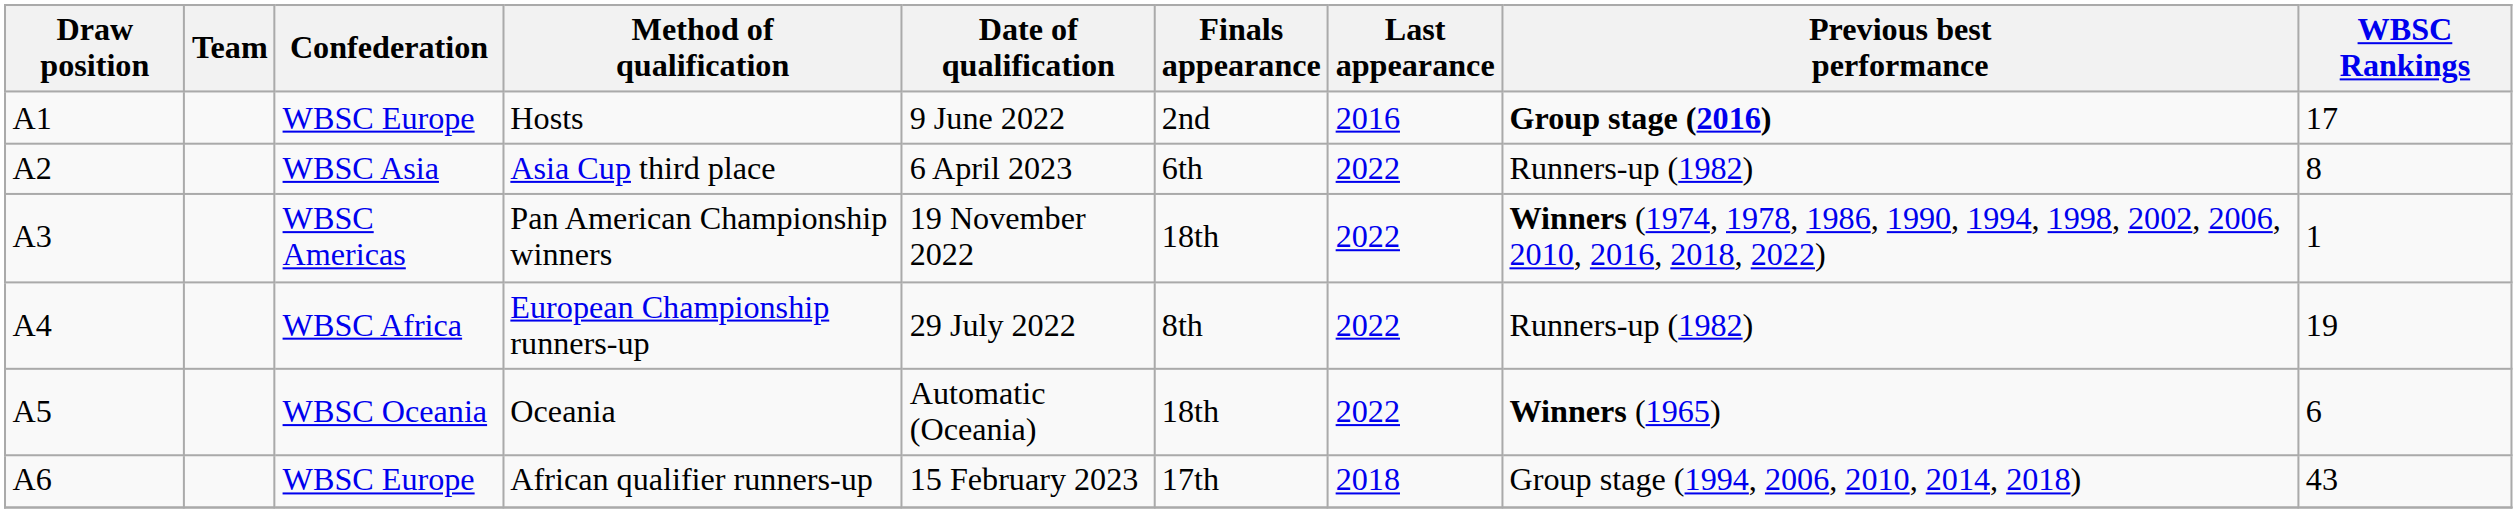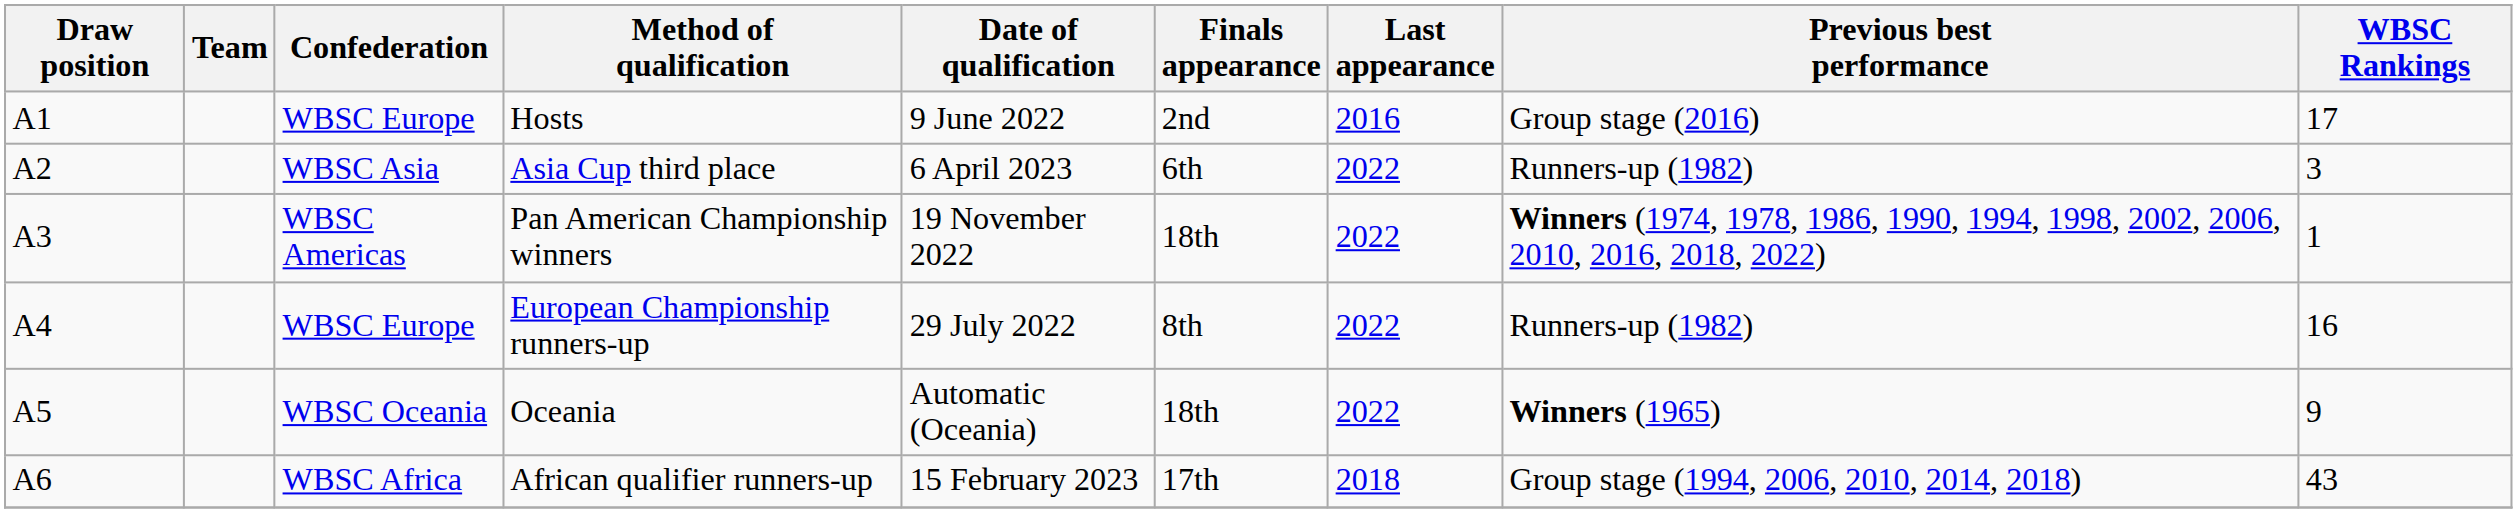(1641, 117) bold -> (1635, 117) normal
(2314, 168) 8 -> (2314, 168) 3
(372, 324) WBSC Africa -> (379, 324) WBSC Europe
(2322, 324) 19 -> (2322, 324) 16
(2314, 411) 6 -> (2314, 411) 9
(379, 480) WBSC Europe -> (372, 480) WBSC Africa
